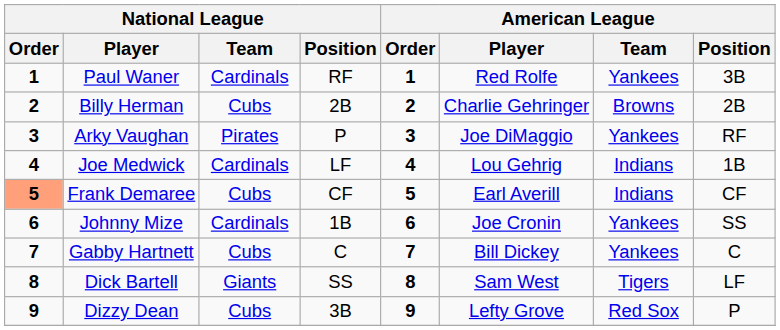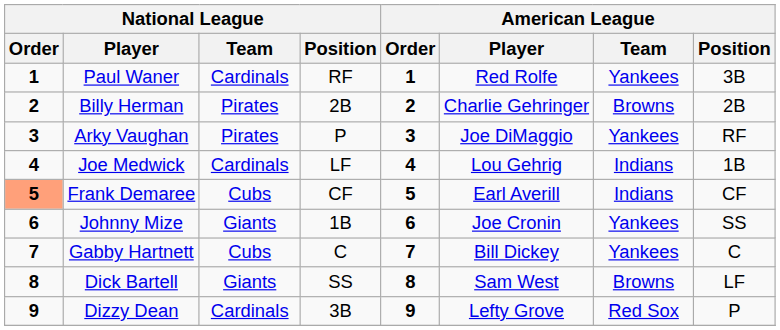(250, 106) Cubs -> (250, 106) Pirates
(250, 223) Cardinals -> (250, 223) Giants
(644, 281) Tigers -> (644, 281) Browns
(250, 310) Cubs -> (250, 310) Cardinals
